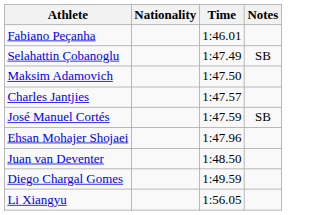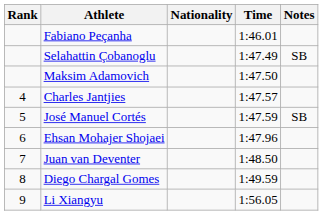+ column: (23, 14)
